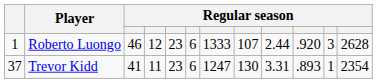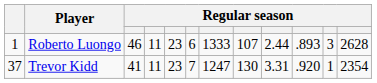(155, 44) 12 -> (155, 44) 11
(308, 44) .920 -> (308, 44) .893
(193, 66) 6 -> (192, 66) 7
(308, 66) .893 -> (308, 66) .920
